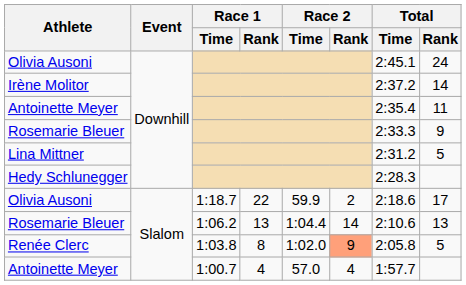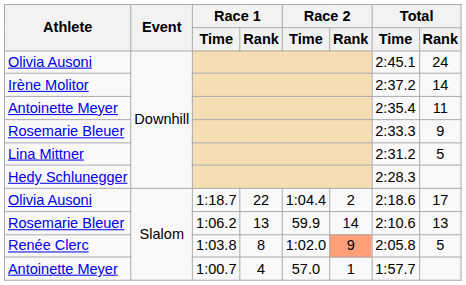(306, 200) 59.9 -> (306, 200) 1:04.4
(306, 223) 1:04.4 -> (306, 223) 59.9
(351, 269) 4 -> (351, 269) 1
